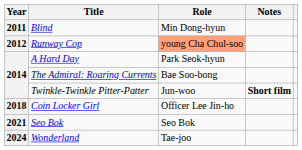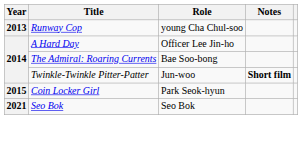- row: (42, 28)
(17, 43) 2012 -> (17, 28) 2013
(202, 43) lightsalmon background -> (202, 28) no background
(193, 59) Park Seok-hyun -> (198, 43) Officer Lee Jin-ho
(17, 106) 2018 -> (17, 91) 2015
(198, 106) Officer Lee Jin-ho -> (193, 91) Park Seok-hyun
- row: (55, 138)
